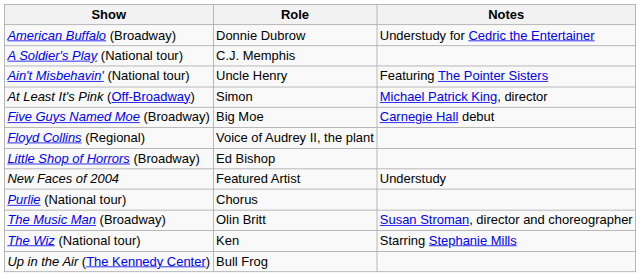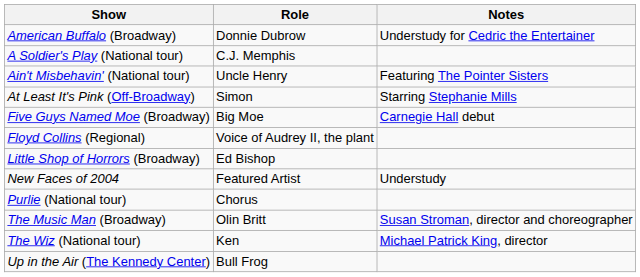(464, 96) Michael Patrick King, director -> (448, 96) Starring Stephanie Mills
(448, 240) Starring Stephanie Mills -> (464, 240) Michael Patrick King, director
